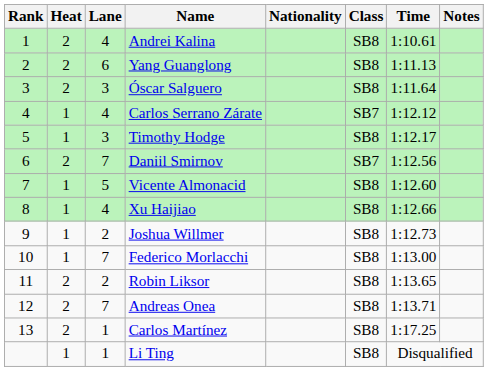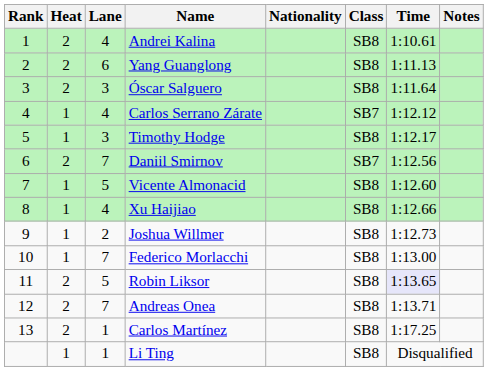(105, 281) 2 -> (105, 281) 5
(413, 281) no background -> (413, 281) lavender background
